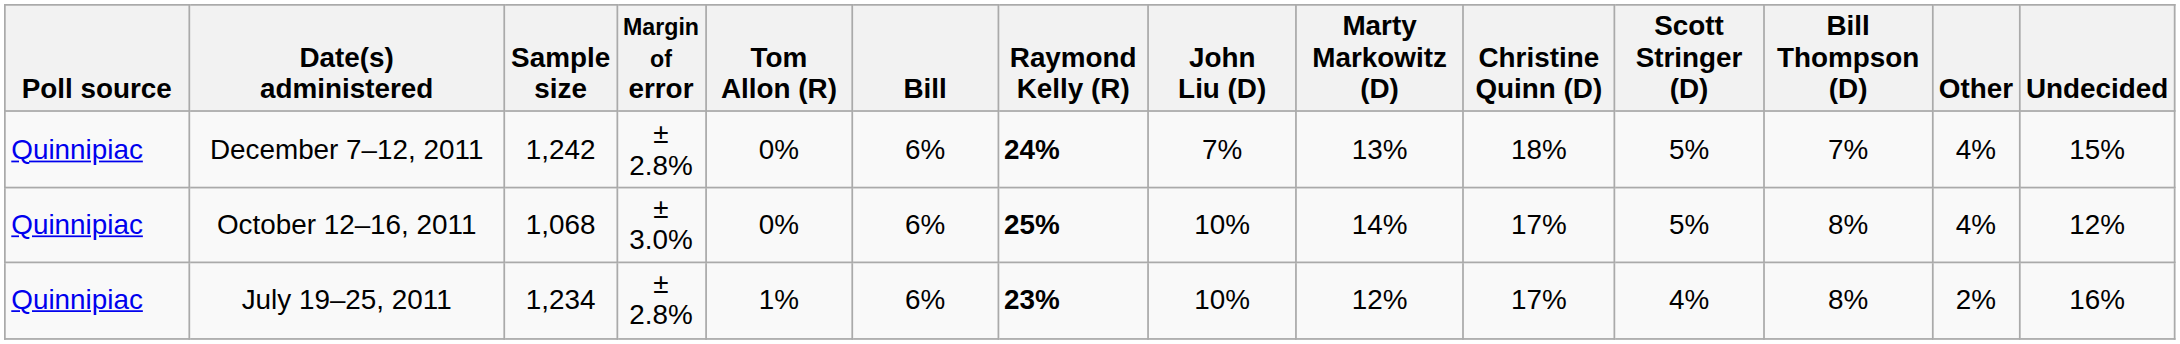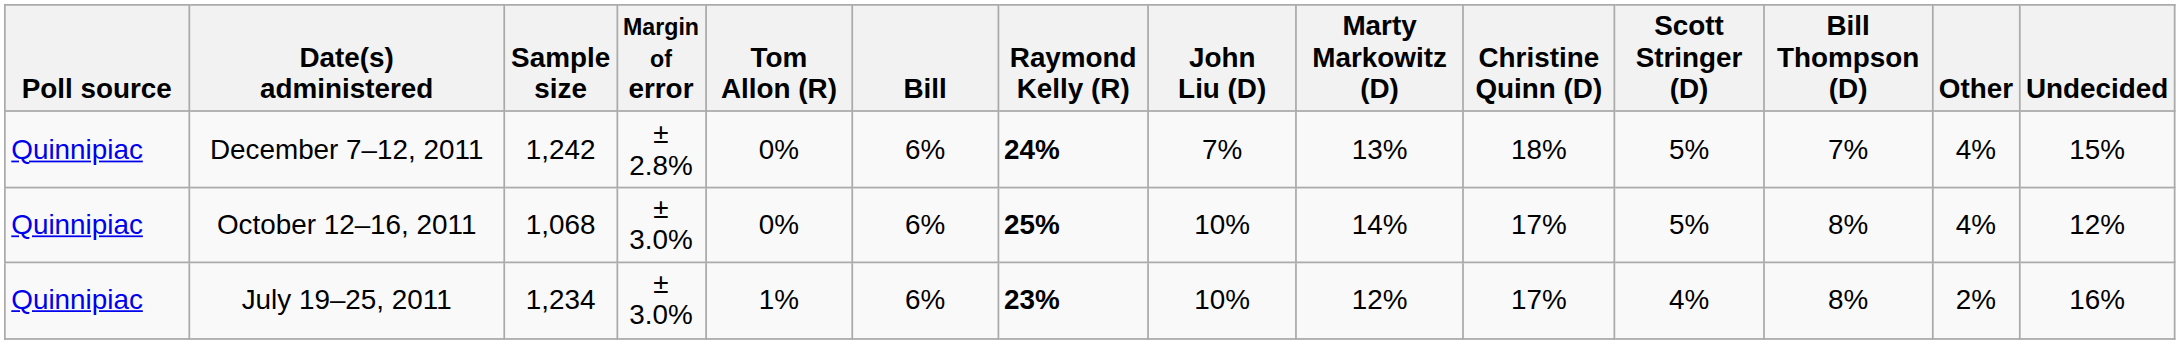(661, 299) ± 2.8% -> (661, 299) ± 3.0%
